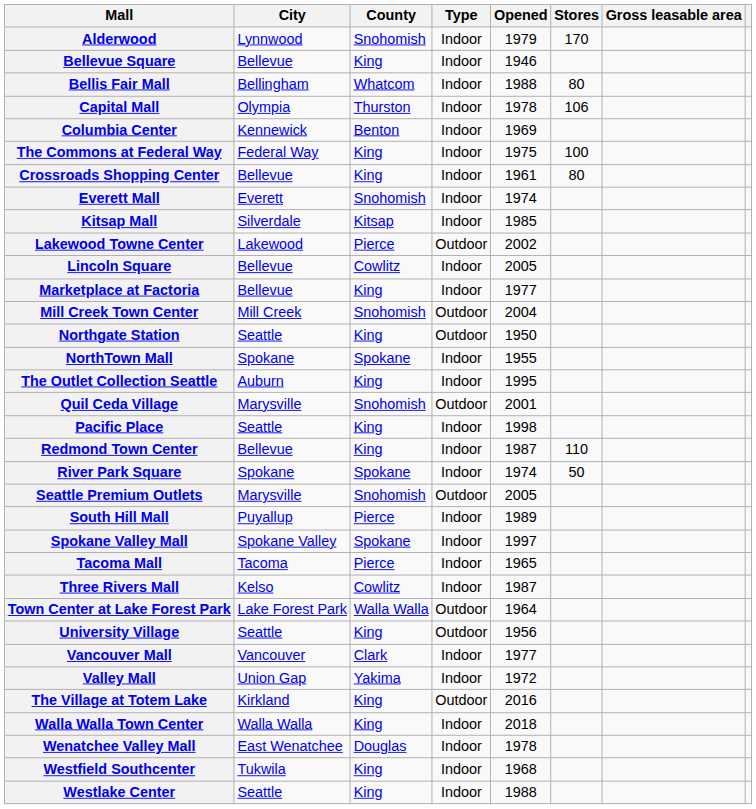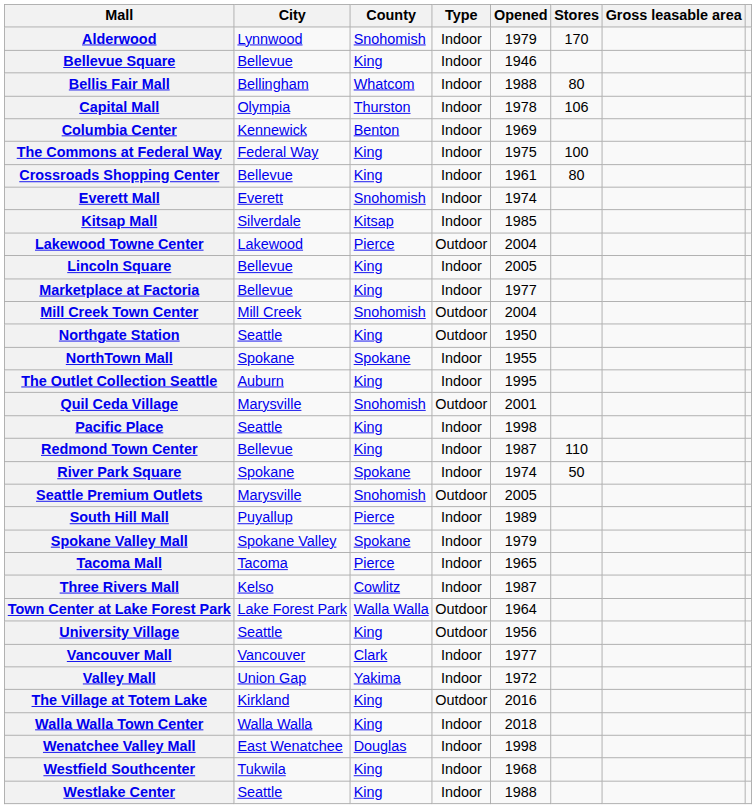(521, 244) 2002 -> (521, 244) 2004
(377, 267) Cowlitz -> (368, 267) King
(521, 541) 1997 -> (521, 541) 1979
(521, 746) 1978 -> (521, 746) 1998
